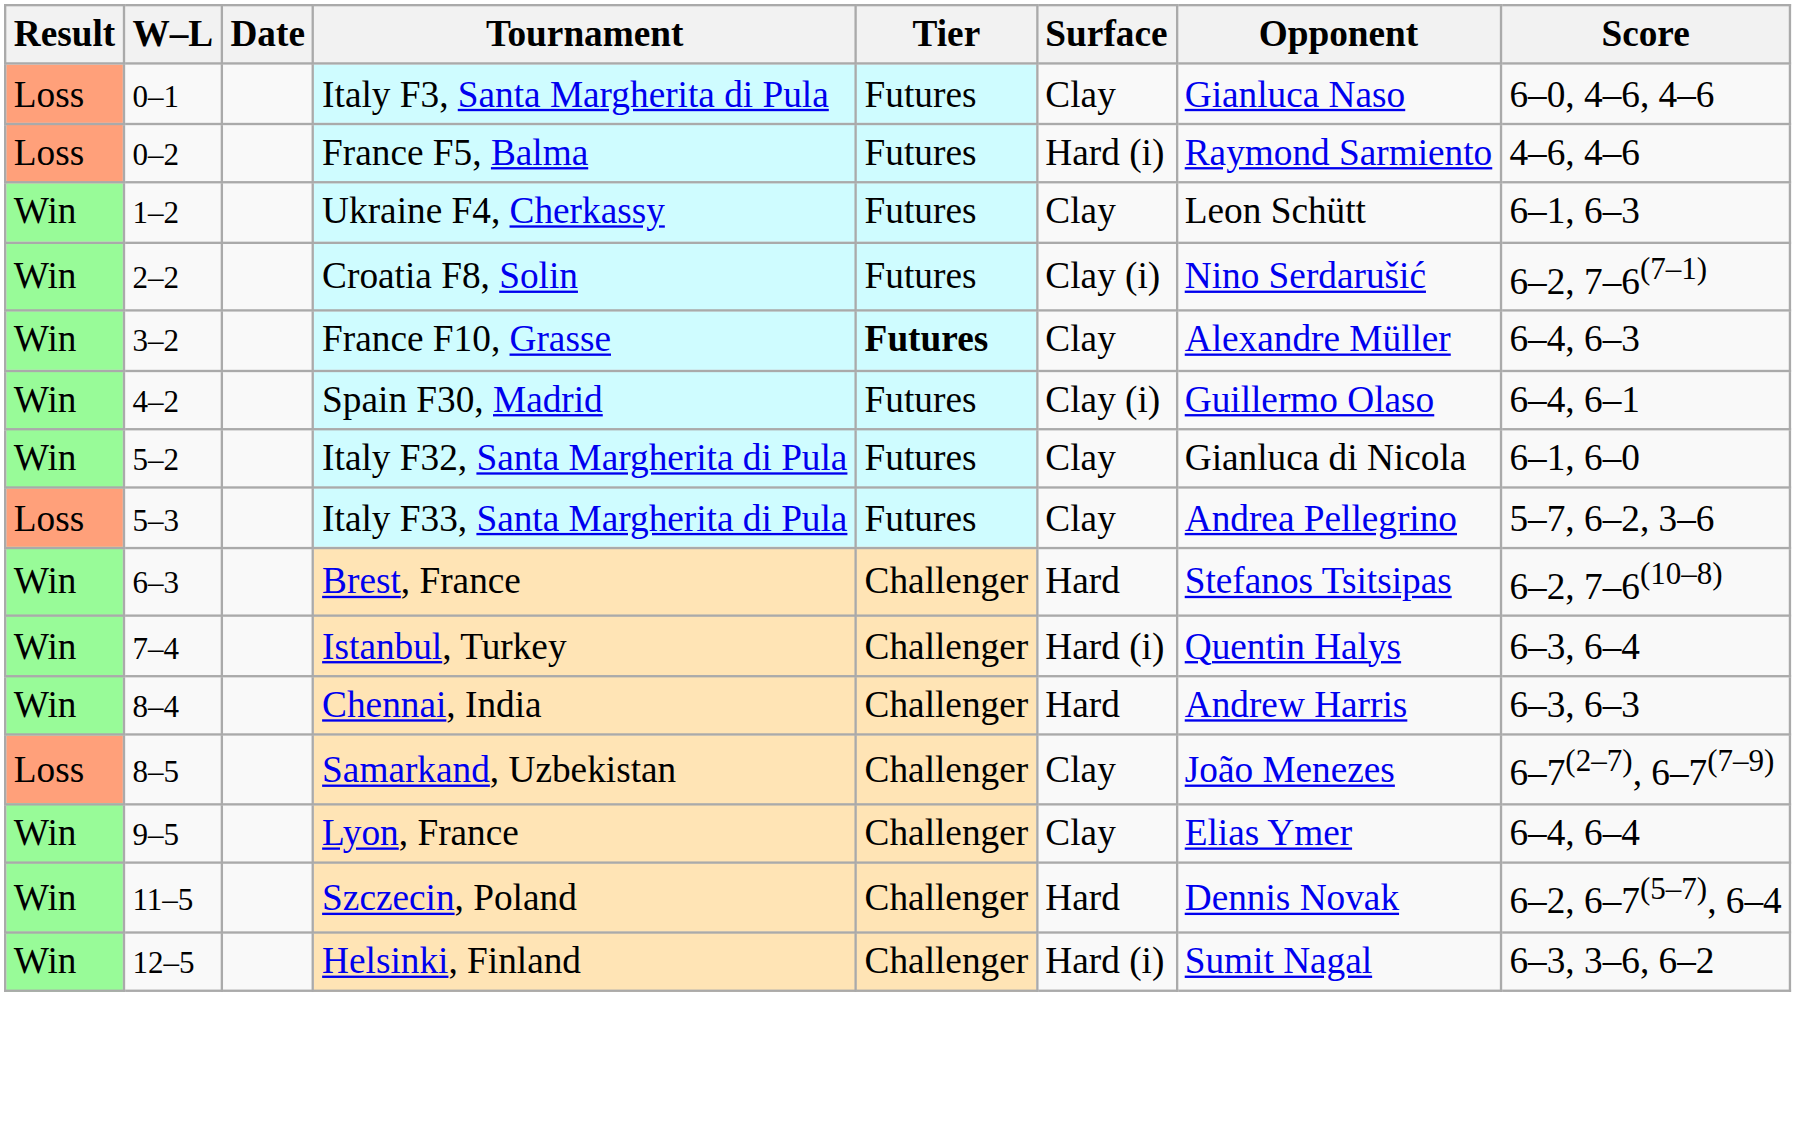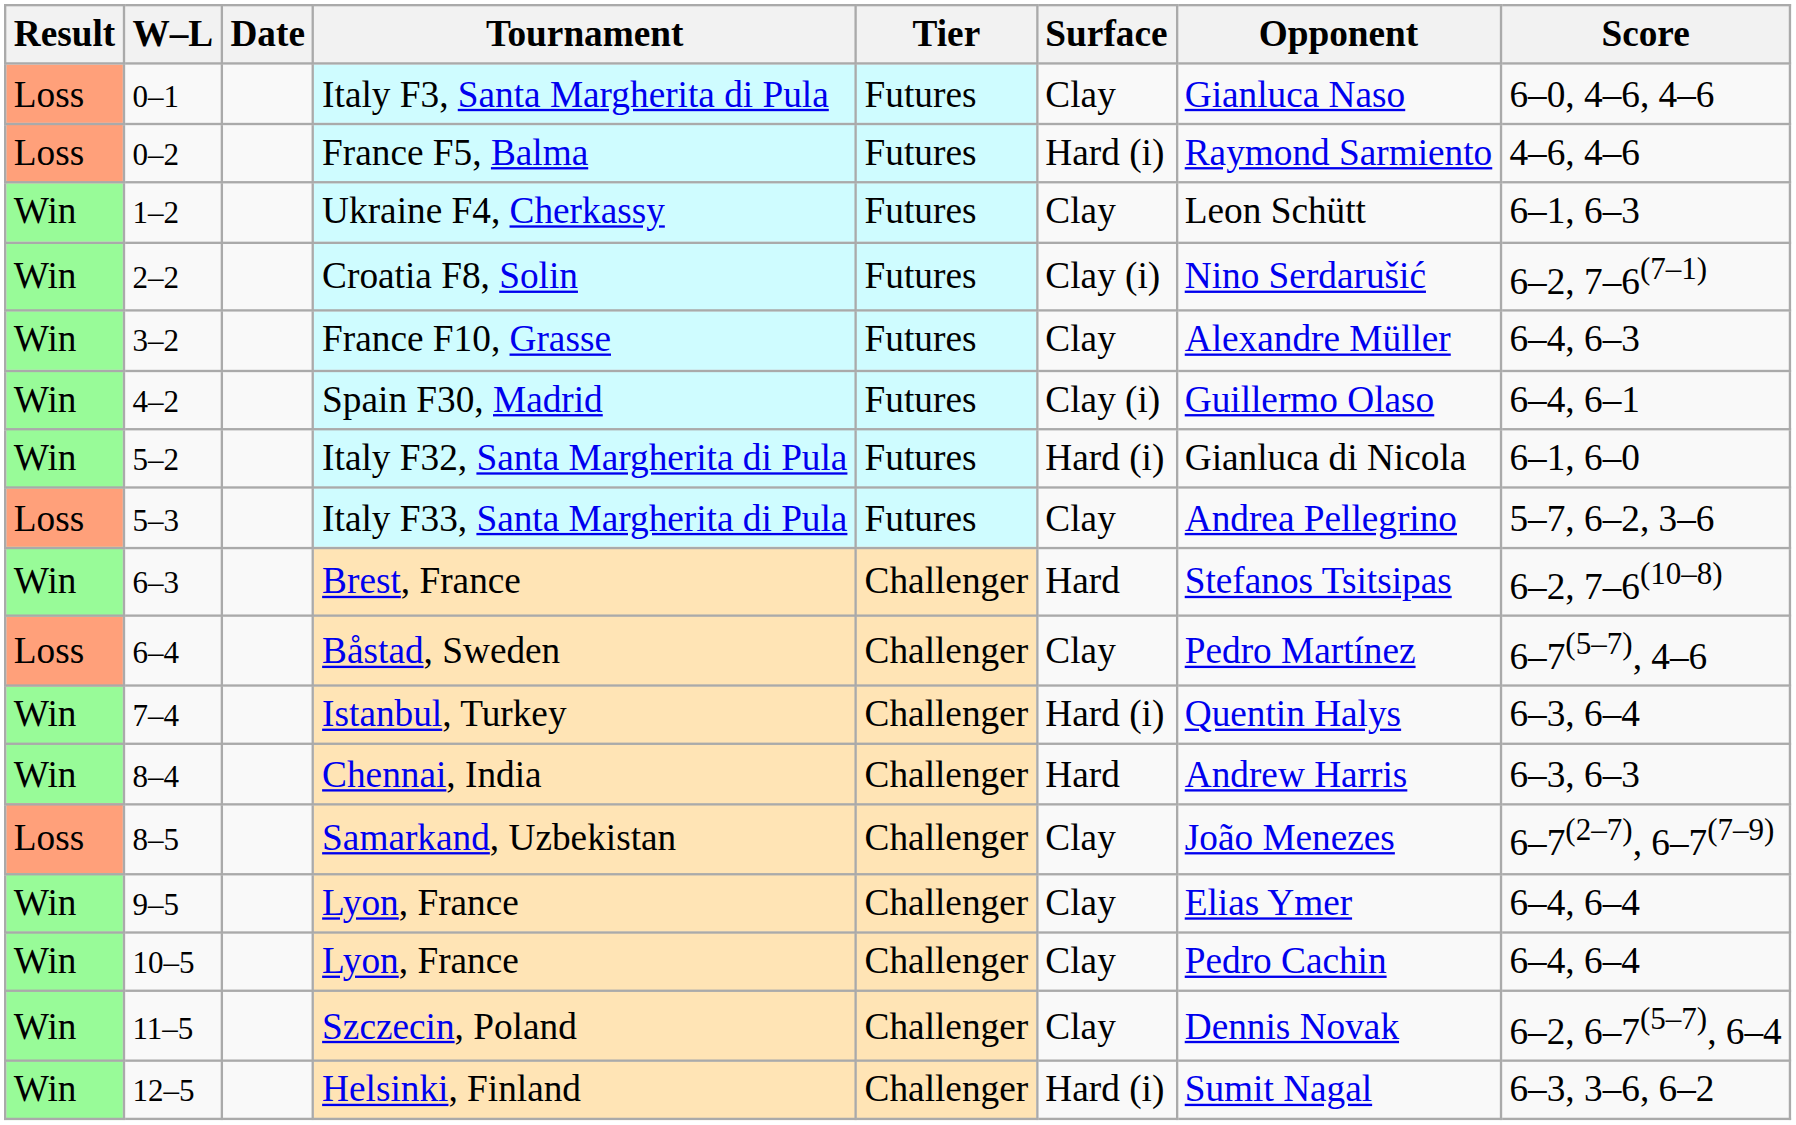(926, 339) bold -> (921, 339) normal
(1081, 458) Clay -> (1105, 458) Hard (i)
+ row: (156, 652)
+ row: (163, 963)
(1083, 897) Hard -> (1081, 1025) Clay
